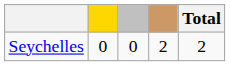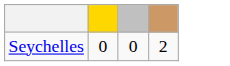- column: (202, 18)
